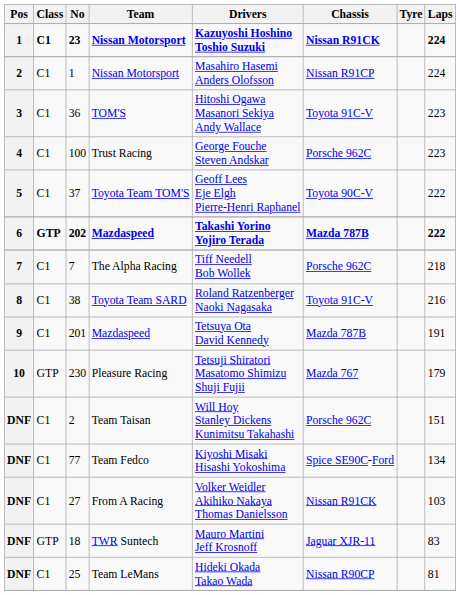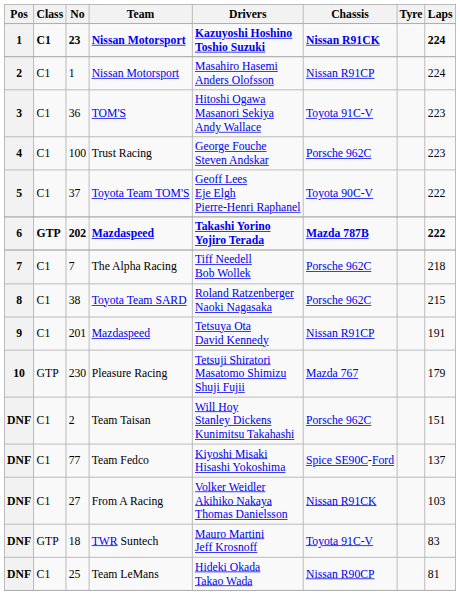(340, 300) Toyota 91C-V -> (339, 300) Porsche 962C
(437, 300) 216 -> (437, 300) 215
(336, 333) Mazda 787B -> (340, 333) Nissan R91CP
(437, 460) 134 -> (437, 460) 137
(341, 540) Jaguar XJR-11 -> (340, 540) Toyota 91C-V
